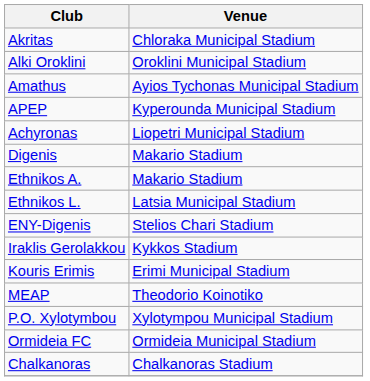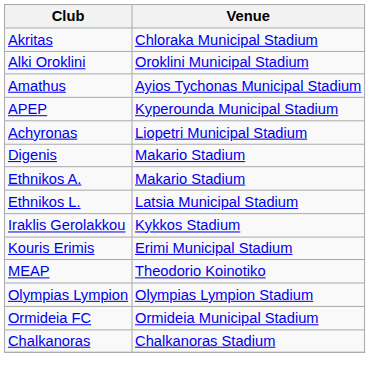- row: (49, 225)
+ row: (68, 295)
- row: (62, 318)
